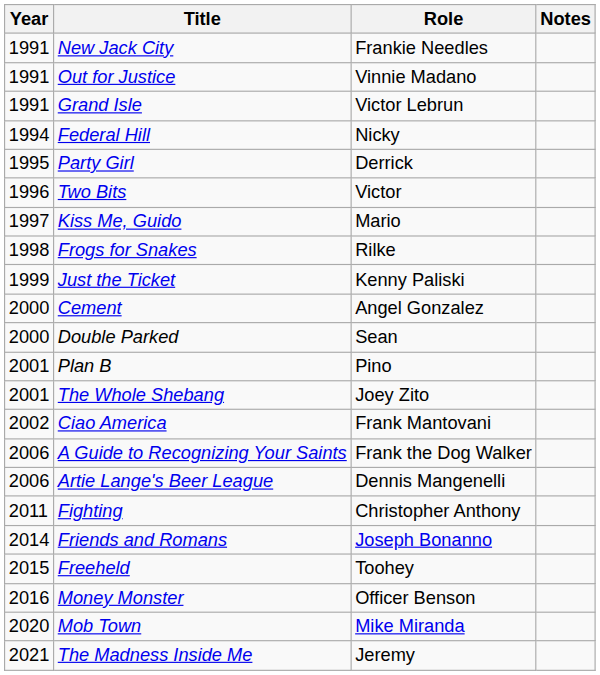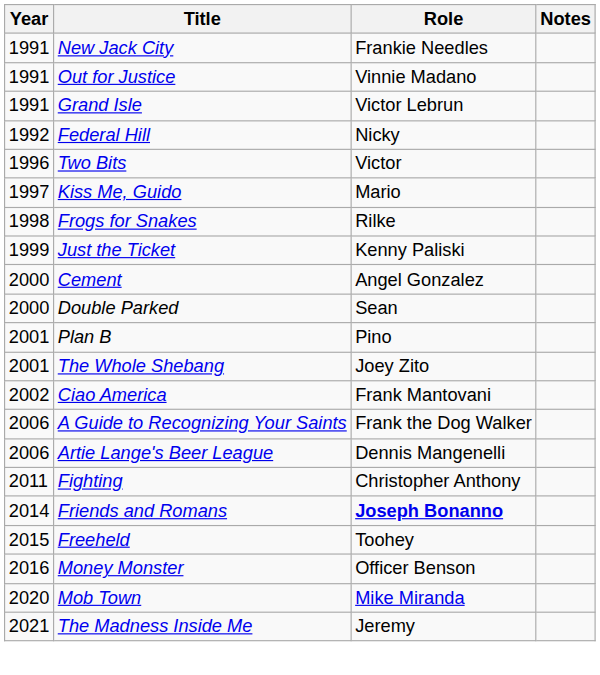(29, 134) 1994 -> (29, 134) 1992
- row: (96, 163)
(424, 539) normal -> (429, 510) bold
